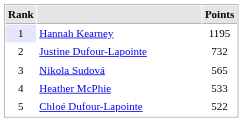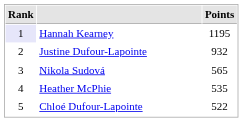(220, 52) 732 -> (220, 52) 932
(220, 88) 533 -> (220, 88) 535
